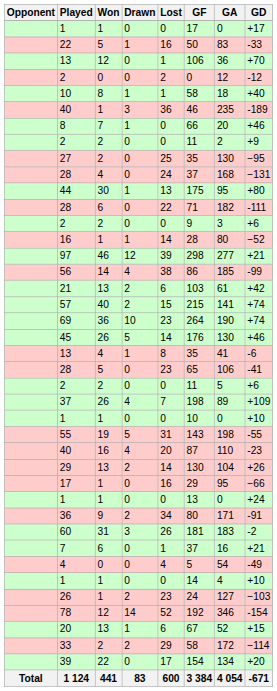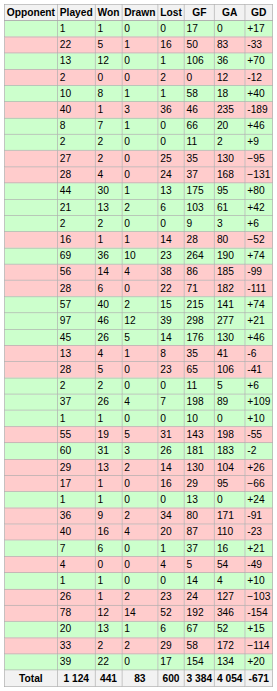rows swapped: (65, 207) <-> (65, 288)
rows swapped: (65, 321) <-> (65, 256)
rows swapped: (65, 532) <-> (65, 451)
